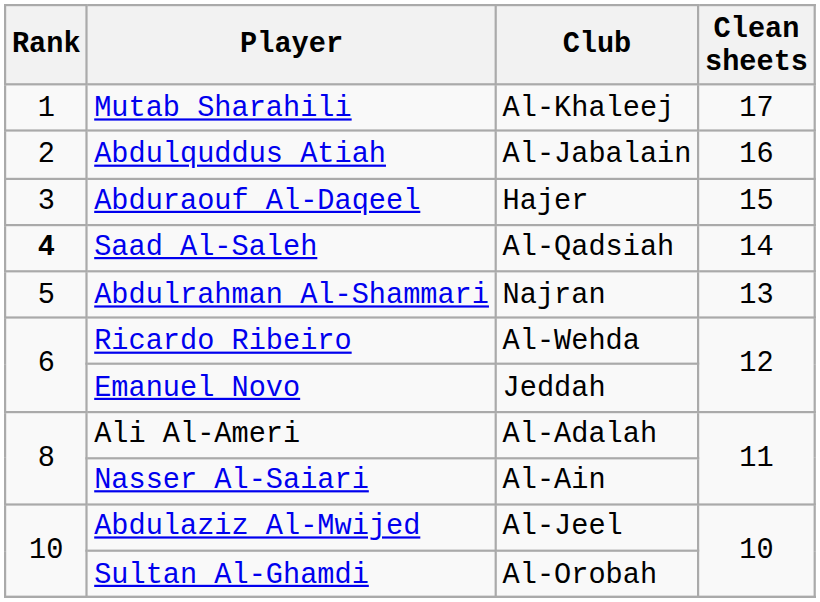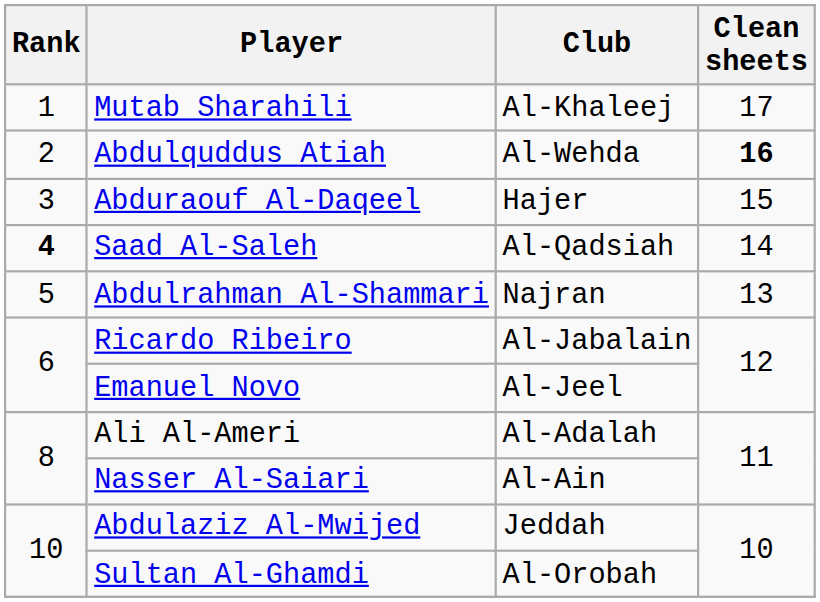(597, 155) Al-Jabalain -> (571, 155) Al-Wehda
(756, 155) normal -> (756, 155) bold
(571, 341) Al-Wehda -> (597, 341) Al-Jabalain
(554, 388) Jeddah -> (563, 388) Al-Jeel
(563, 528) Al-Jeel -> (554, 528) Jeddah
